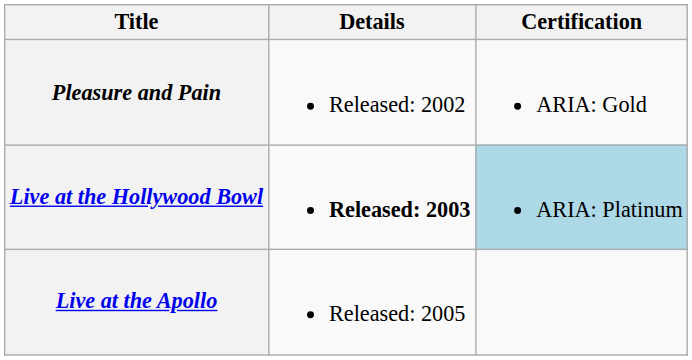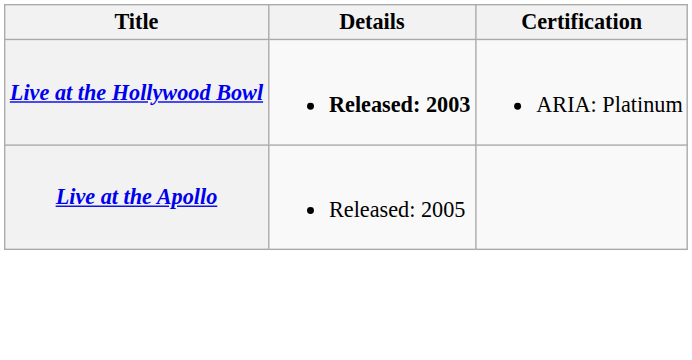- row: (136, 92)
(582, 210) lightblue background -> (582, 105) no background
